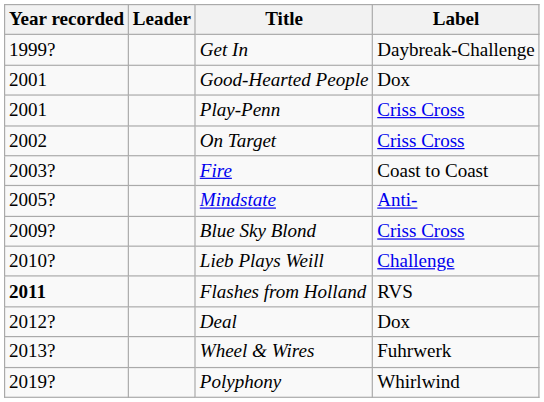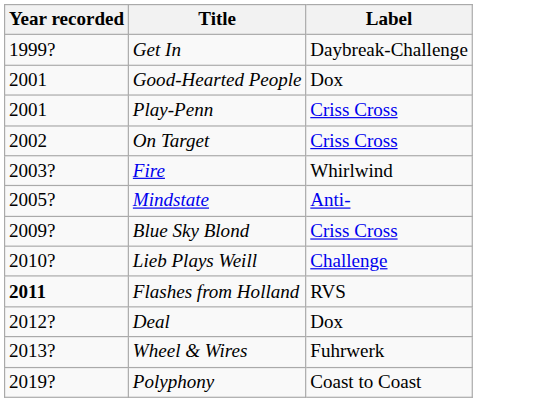- column: (162, 19)
(433, 170) Coast to Coast -> (352, 170) Whirlwind
(418, 381) Whirlwind -> (366, 381) Coast to Coast
